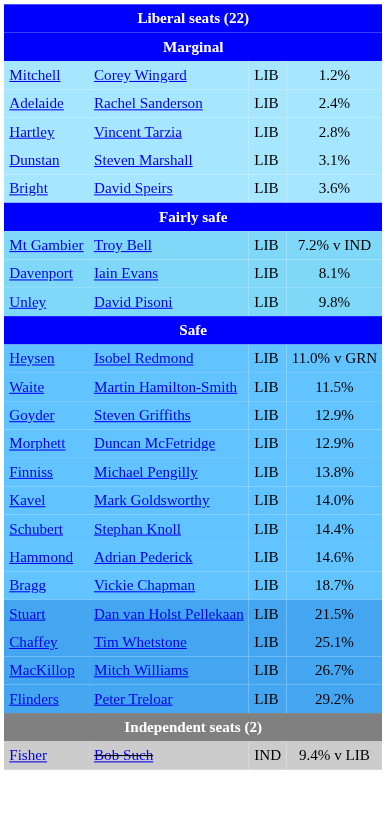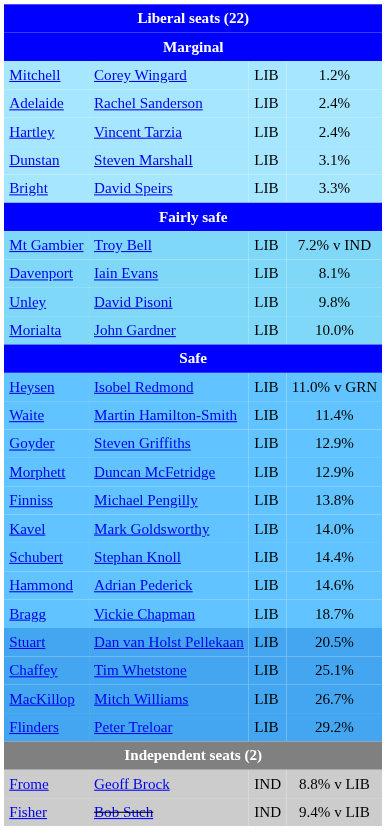(334, 131) 2.8% -> (334, 131) 2.4%
(334, 188) 3.6% -> (334, 188) 3.3%
+ row: (35, 330)
(334, 386) 11.5% -> (334, 415) 11.4%
(334, 613) 21.5% -> (334, 641) 20.5%
+ row: (29, 783)
